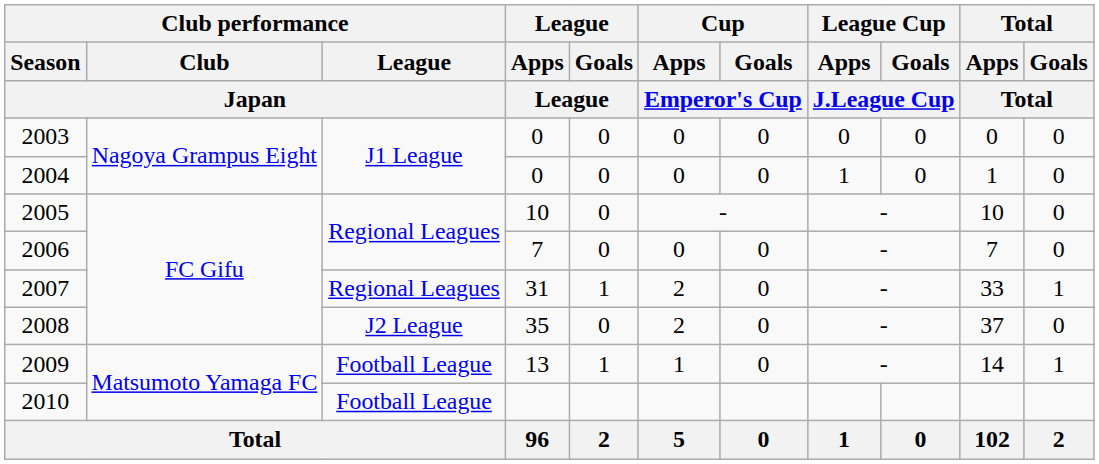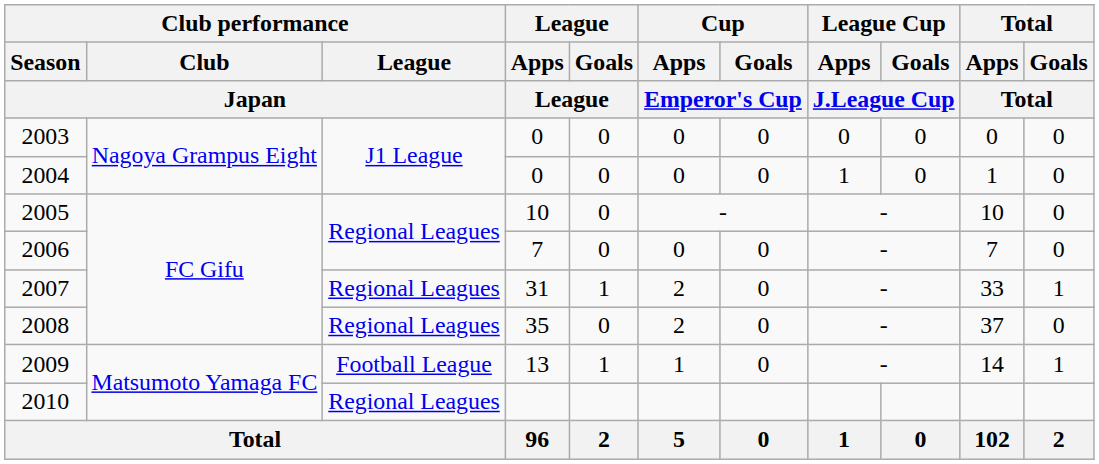(414, 325) J2 League -> (414, 325) Regional Leagues
(414, 401) Football League -> (414, 401) Regional Leagues
